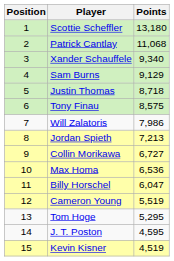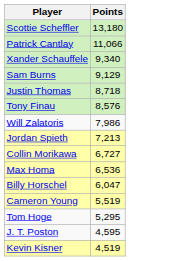- column: (26, 12)
(151, 43) 11,068 -> (108, 43) 11,066
(151, 106) 8,575 -> (108, 106) 8,576
